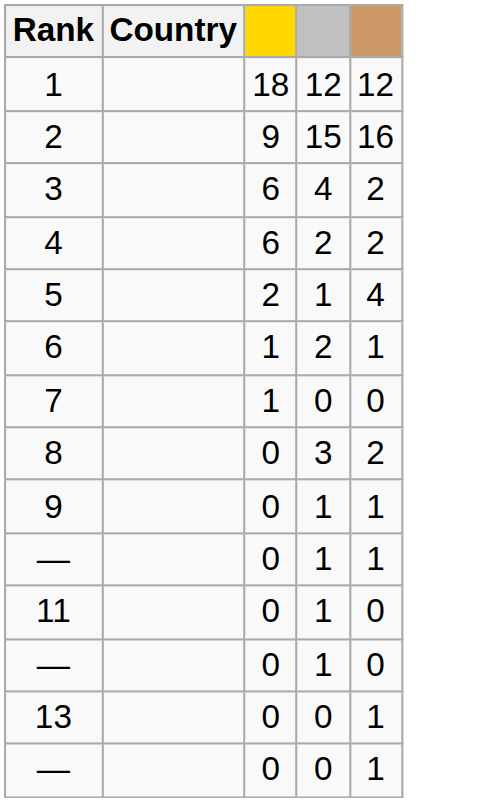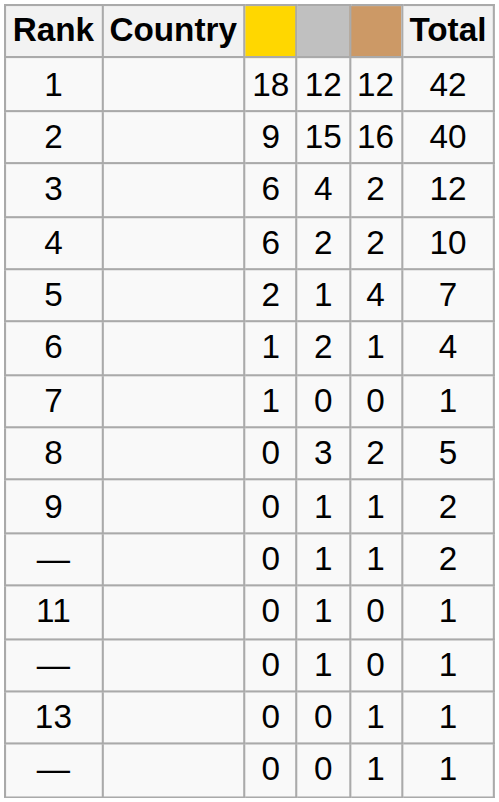+ column: (448, 30)
